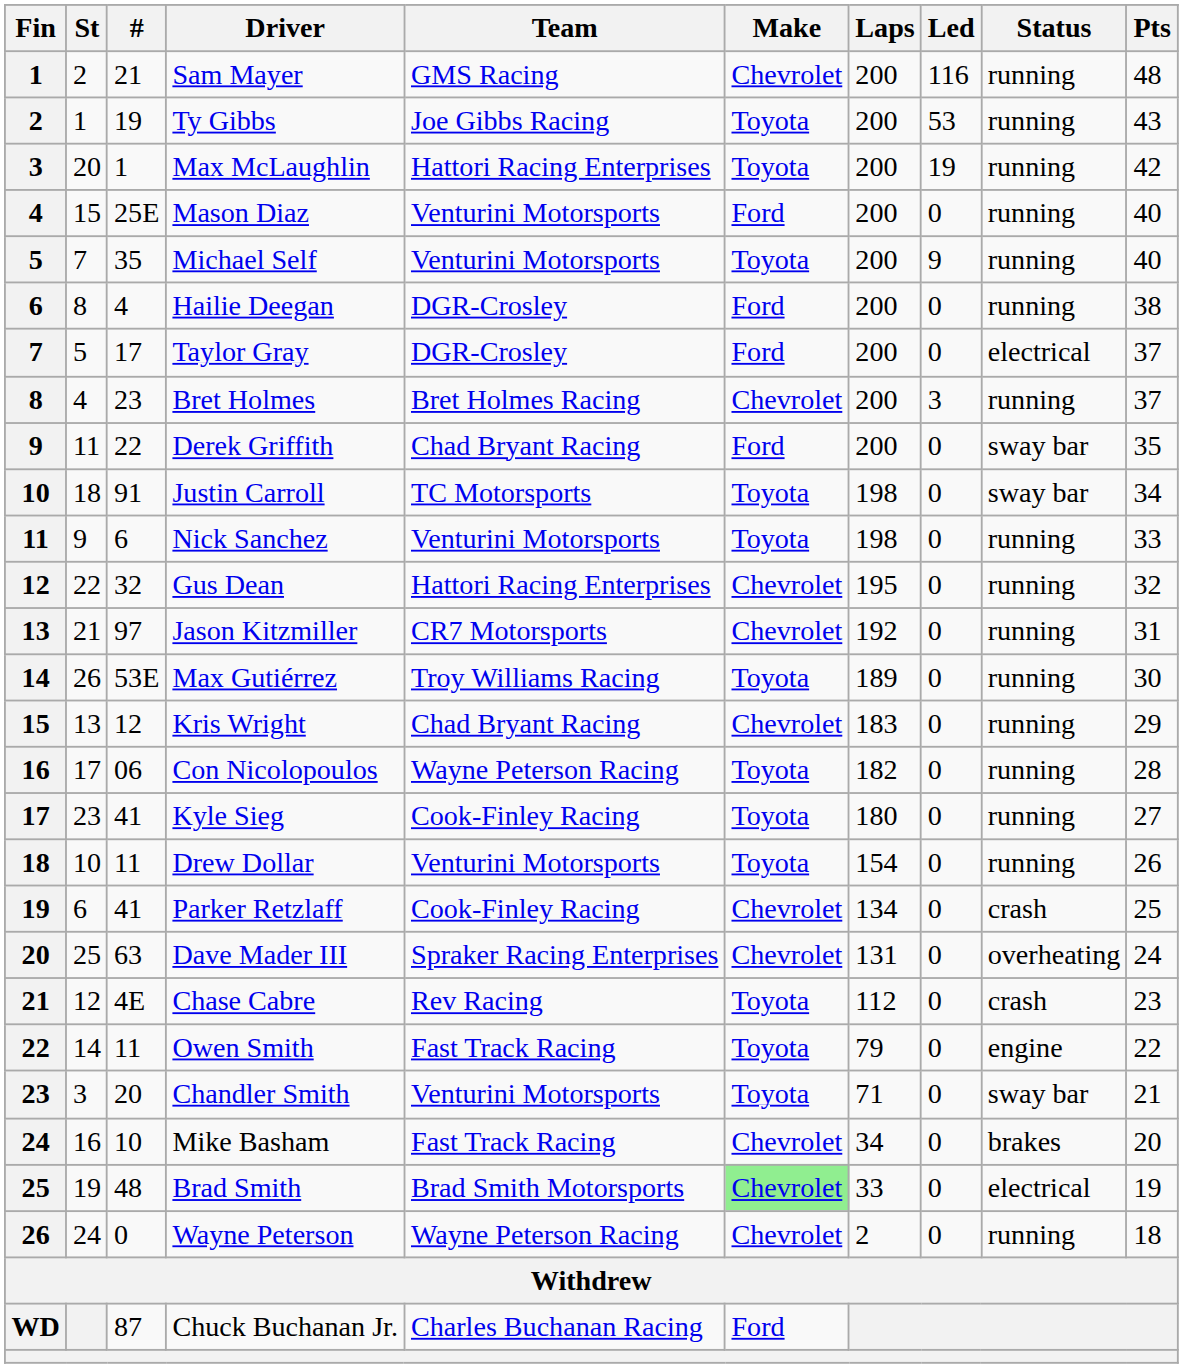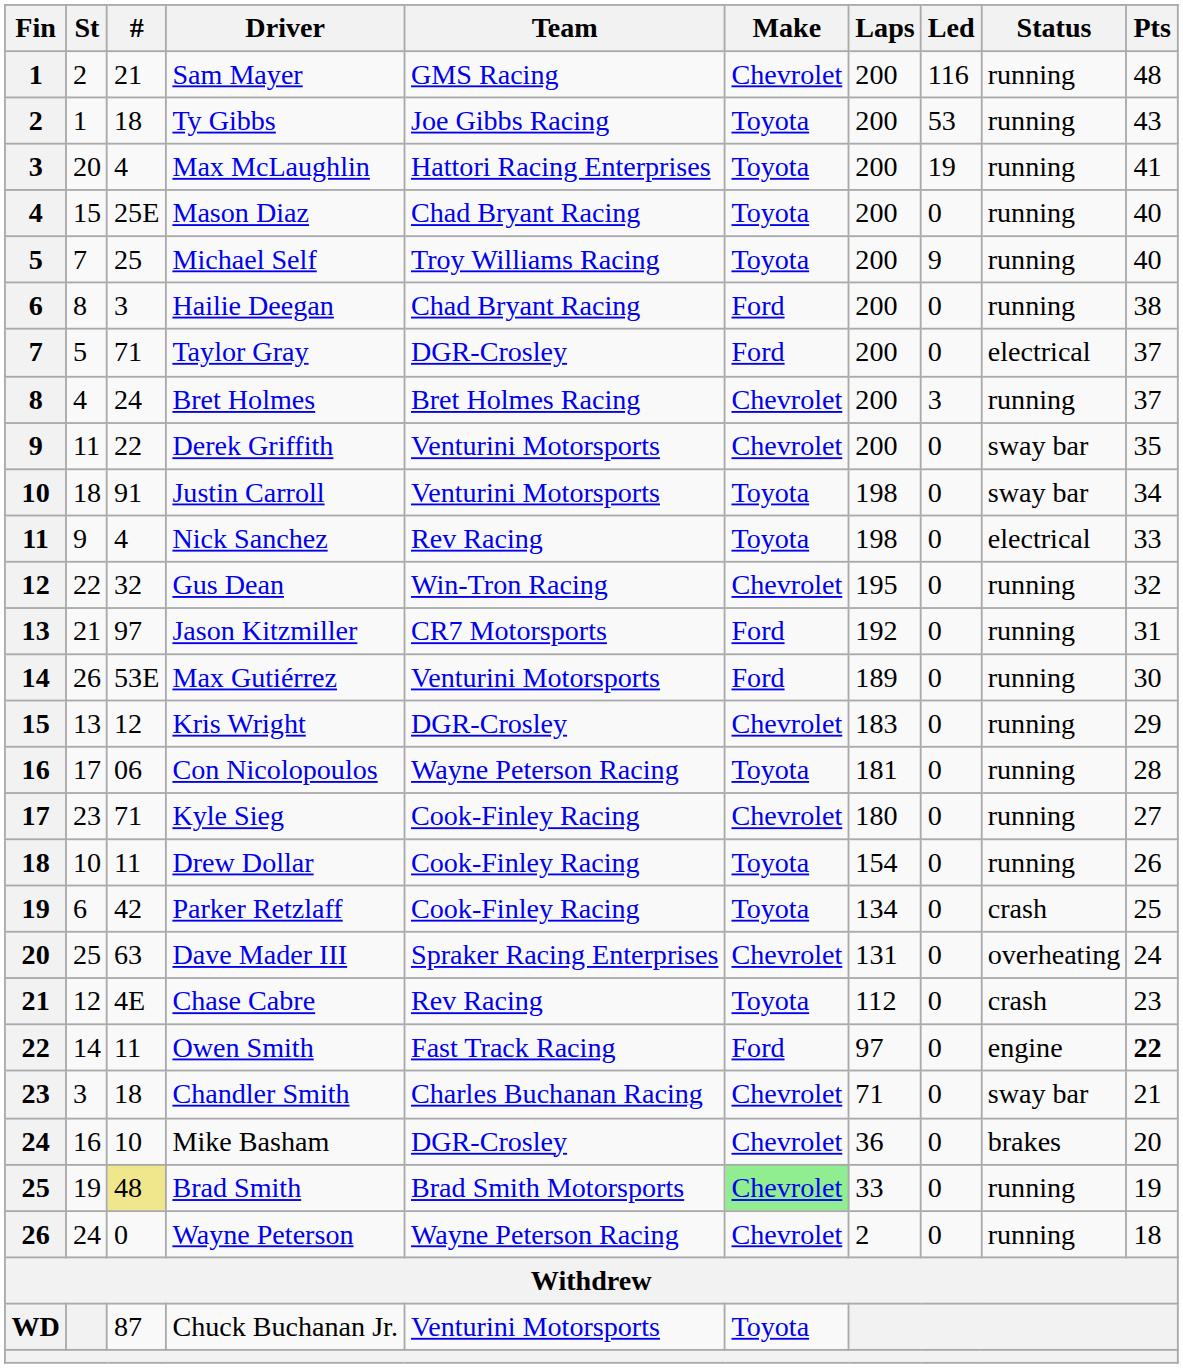(128, 120) 19 -> (128, 120) 18
(121, 166) 1 -> (121, 166) 4
(1147, 166) 42 -> (1147, 166) 41
(535, 213) Venturini Motorsports -> (526, 213) Chad Bryant Racing
(758, 213) Ford -> (770, 213) Toyota
(128, 259) 35 -> (128, 259) 25
(535, 259) Venturini Motorsports -> (535, 259) Troy Williams Racing
(121, 306) 4 -> (121, 306) 3
(489, 306) DGR-Crosley -> (526, 306) Chad Bryant Racing
(128, 352) 17 -> (128, 352) 71
(128, 398) 23 -> (128, 398) 24
(526, 445) Chad Bryant Racing -> (535, 445) Venturini Motorsports
(758, 445) Ford -> (787, 445) Chevrolet
(501, 491) TC Motorsports -> (535, 491) Venturini Motorsports
(121, 537) 6 -> (121, 537) 4
(535, 537) Venturini Motorsports -> (477, 537) Rev Racing
(1031, 537) running -> (1039, 537) electrical
(561, 584) Hattori Racing Enterprises -> (509, 584) Win-Tron Racing
(787, 630) Chevrolet -> (758, 630) Ford
(535, 676) Troy Williams Racing -> (535, 676) Venturini Motorsports
(770, 676) Toyota -> (758, 676) Ford
(526, 723) Chad Bryant Racing -> (489, 723) DGR-Crosley
(876, 769) 182 -> (876, 769) 181
(128, 816) 41 -> (128, 816) 71
(770, 816) Toyota -> (787, 816) Chevrolet
(535, 862) Venturini Motorsports -> (525, 862) Cook-Finley Racing
(128, 908) 41 -> (128, 908) 42
(787, 908) Chevrolet -> (770, 908) Toyota
(770, 1047) Toyota -> (758, 1047) Ford
(869, 1047) 79 -> (869, 1047) 97
(1147, 1047) normal -> (1147, 1047) bold
(128, 1094) 20 -> (128, 1094) 18
(535, 1094) Venturini Motorsports -> (557, 1094) Charles Buchanan Racing
(770, 1094) Toyota -> (787, 1094) Chevrolet
(513, 1140) Fast Track Racing -> (489, 1140) DGR-Crosley
(869, 1140) 34 -> (869, 1140) 36
(128, 1187) no background -> (128, 1187) khaki background
(1039, 1187) electrical -> (1031, 1187) running
(557, 1326) Charles Buchanan Racing -> (535, 1326) Venturini Motorsports
(758, 1326) Ford -> (770, 1326) Toyota
